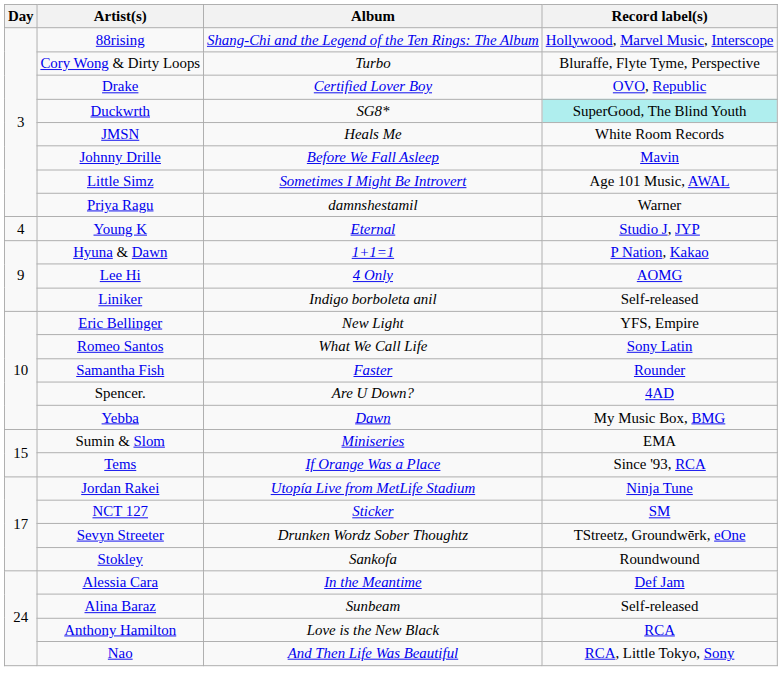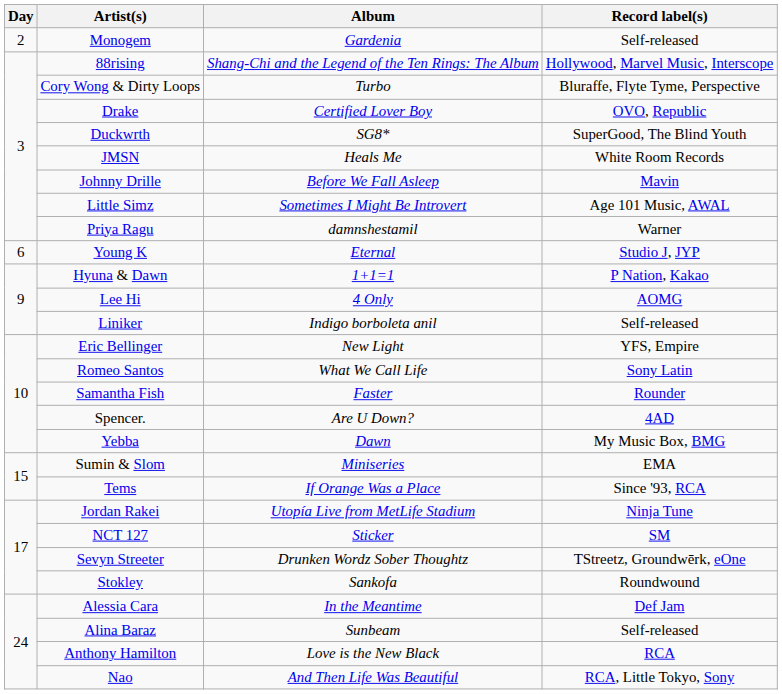+ row: (120, 39)
(660, 110) paleturquoise background -> (660, 134) no background
(21, 228) 4 -> (21, 252) 6
